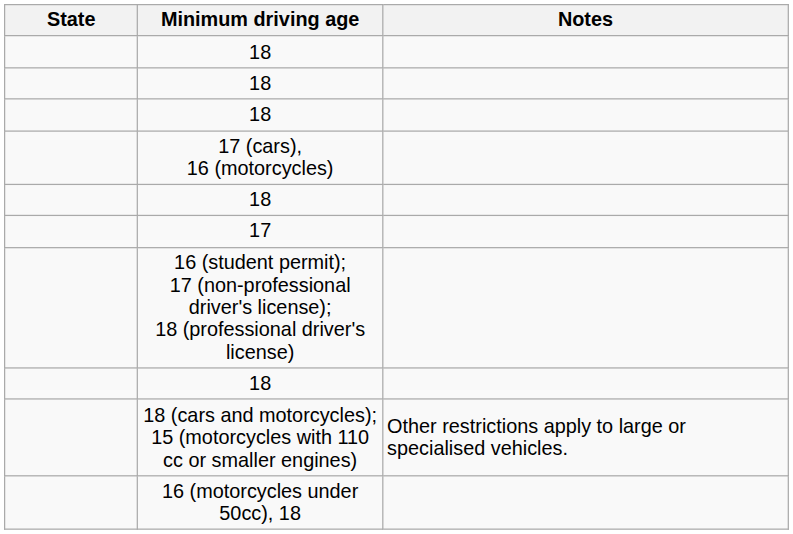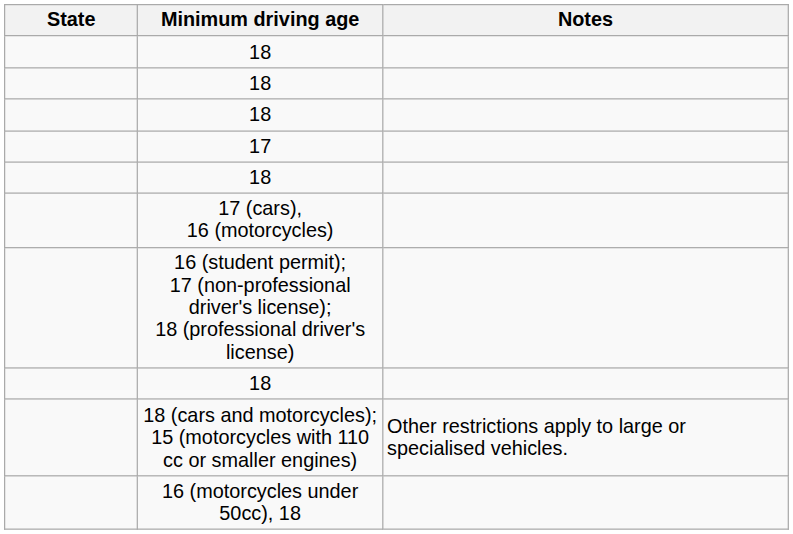rows swapped: (260, 231) <-> (260, 157)
